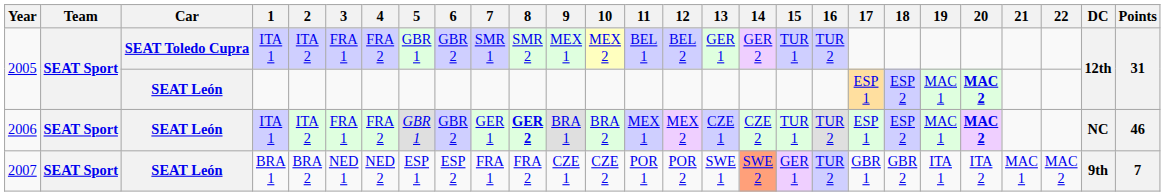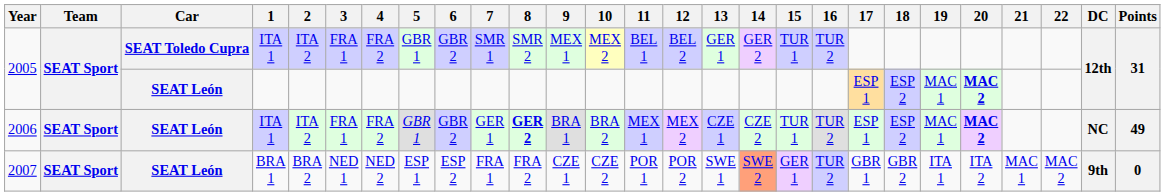(1138, 129) 46 -> (1138, 129) 49
(1138, 170) 7 -> (1138, 170) 0
